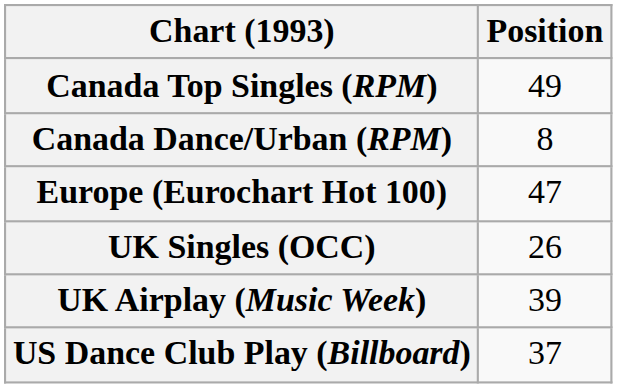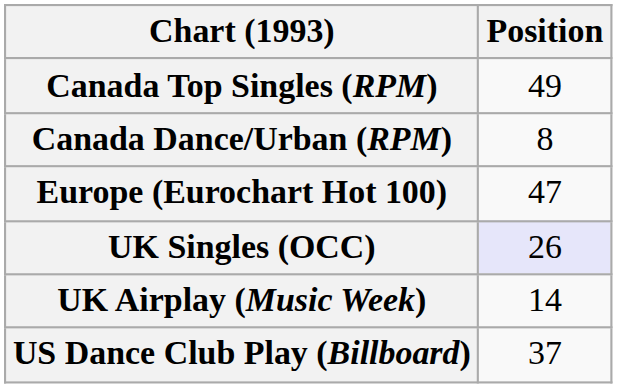(545, 246) no background -> (545, 246) lavender background
(545, 300) 39 -> (545, 300) 14
